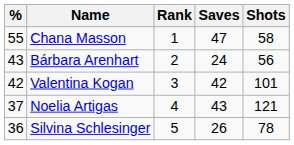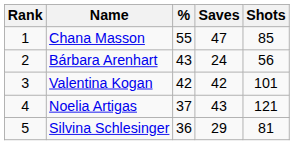columns swapped: (174, 15) <-> (16, 15)
(266, 38) 58 -> (266, 38) 85
(219, 128) 26 -> (219, 128) 29
(266, 128) 78 -> (266, 128) 81
